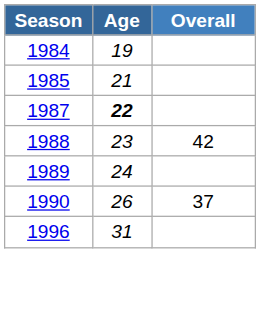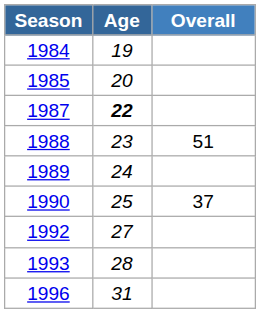(122, 81) 21 -> (122, 81) 20
(203, 141) 42 -> (203, 141) 51
(122, 202) 26 -> (122, 202) 25
+ row: (48, 232)
+ row: (48, 263)
